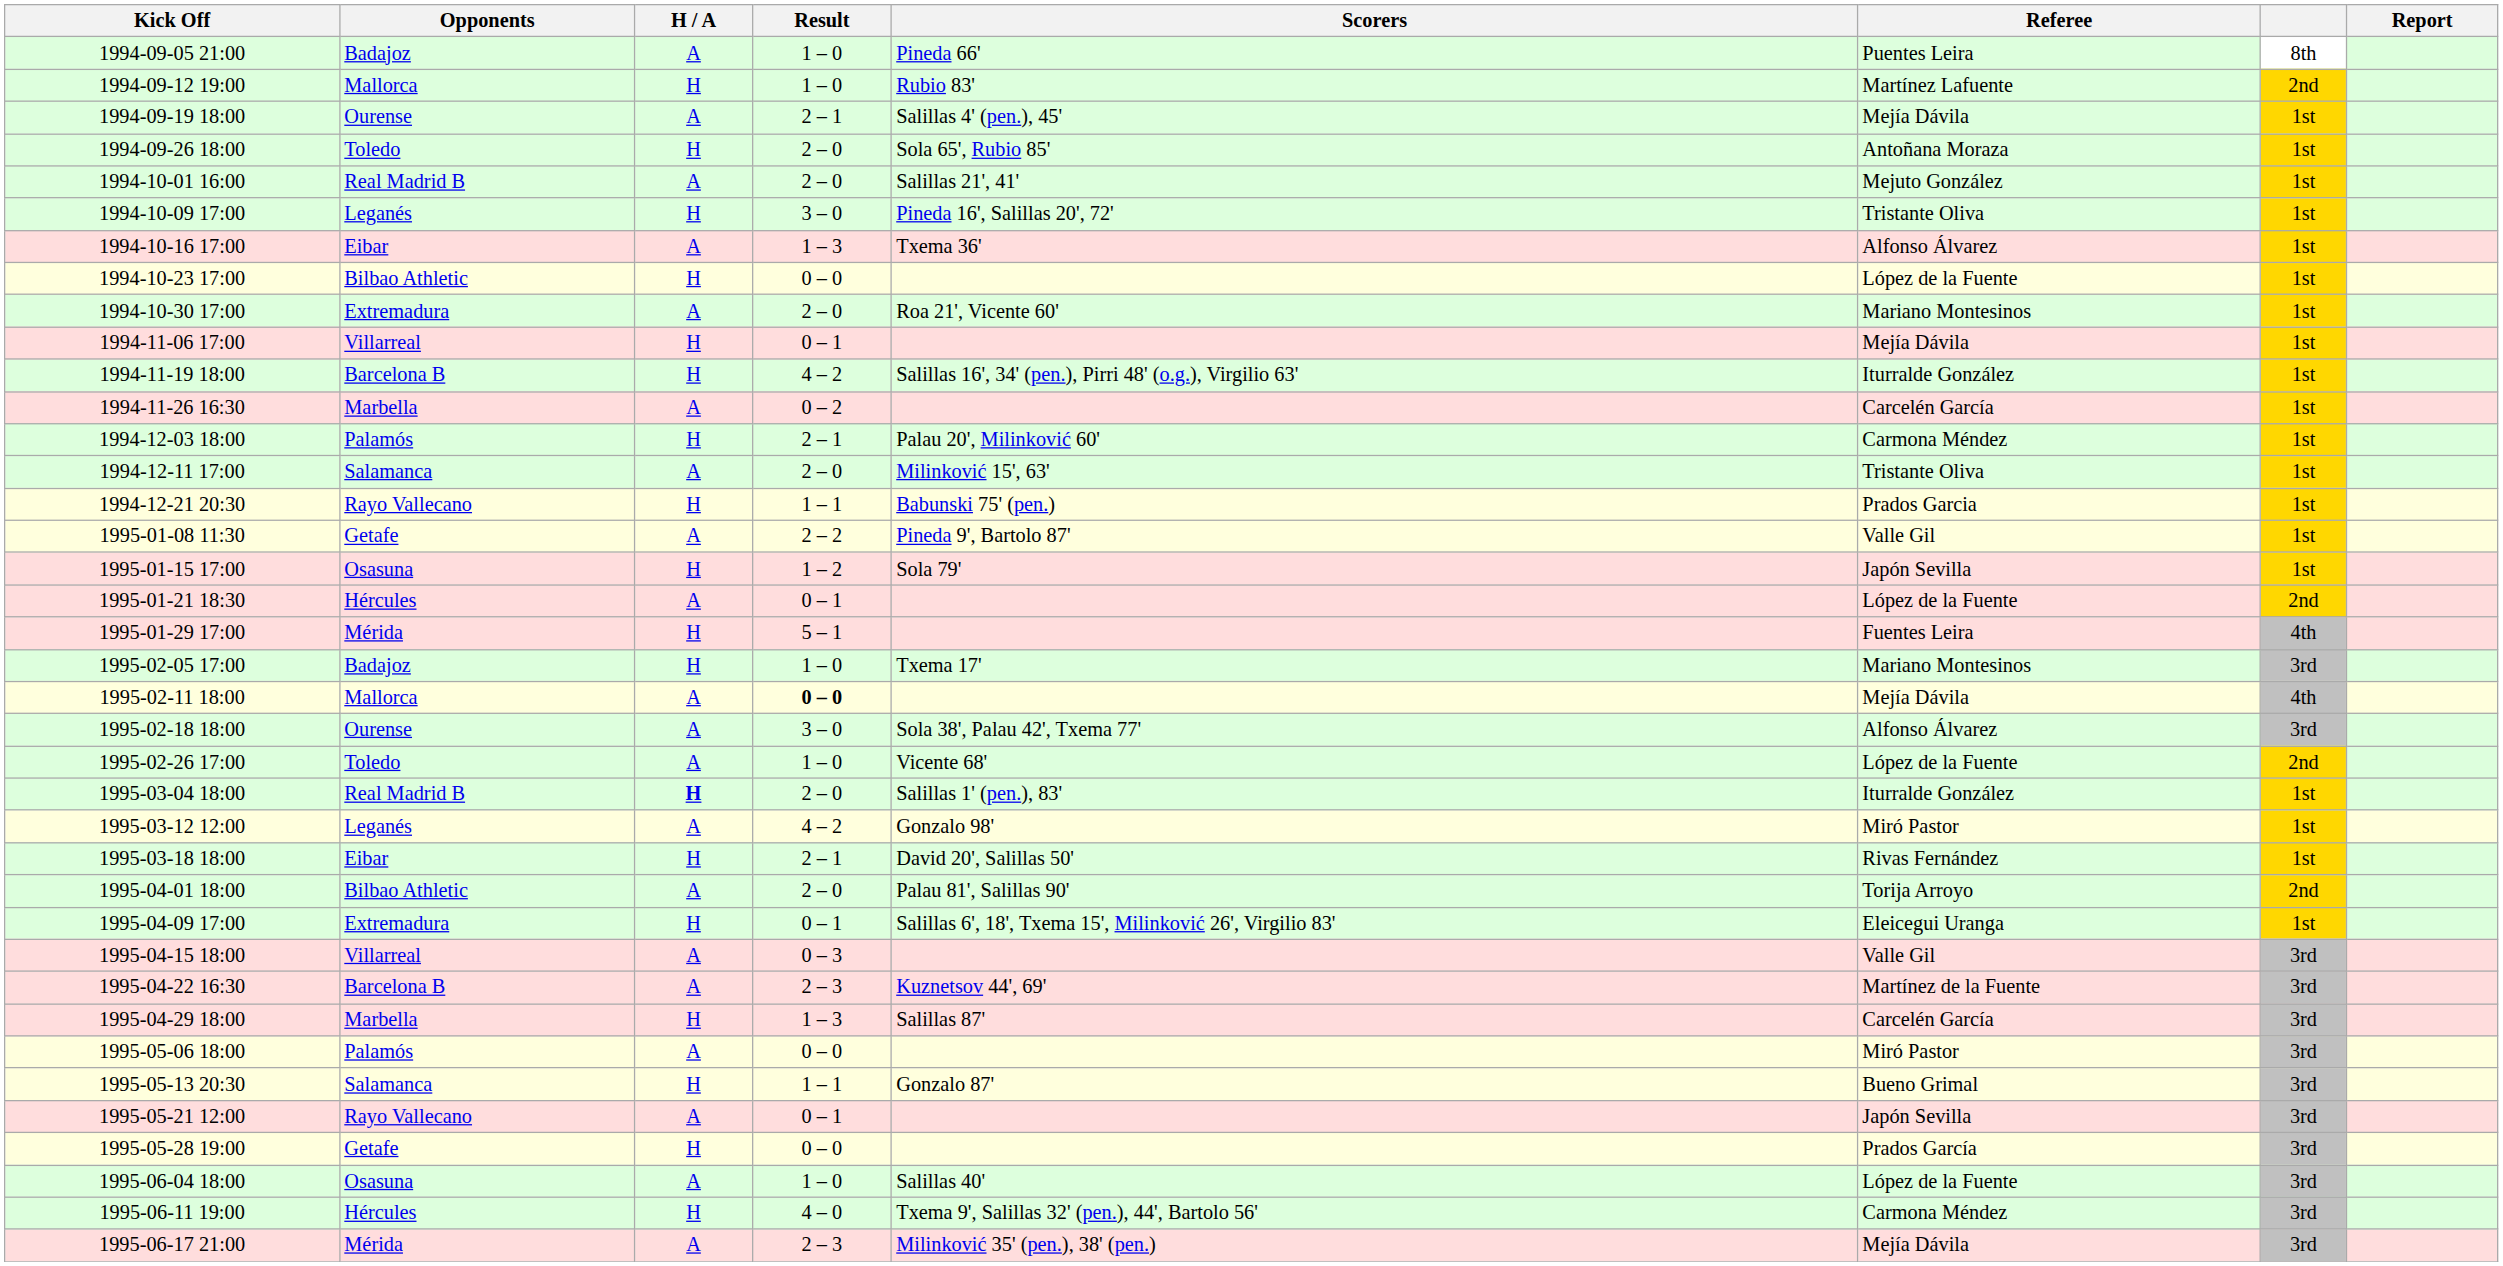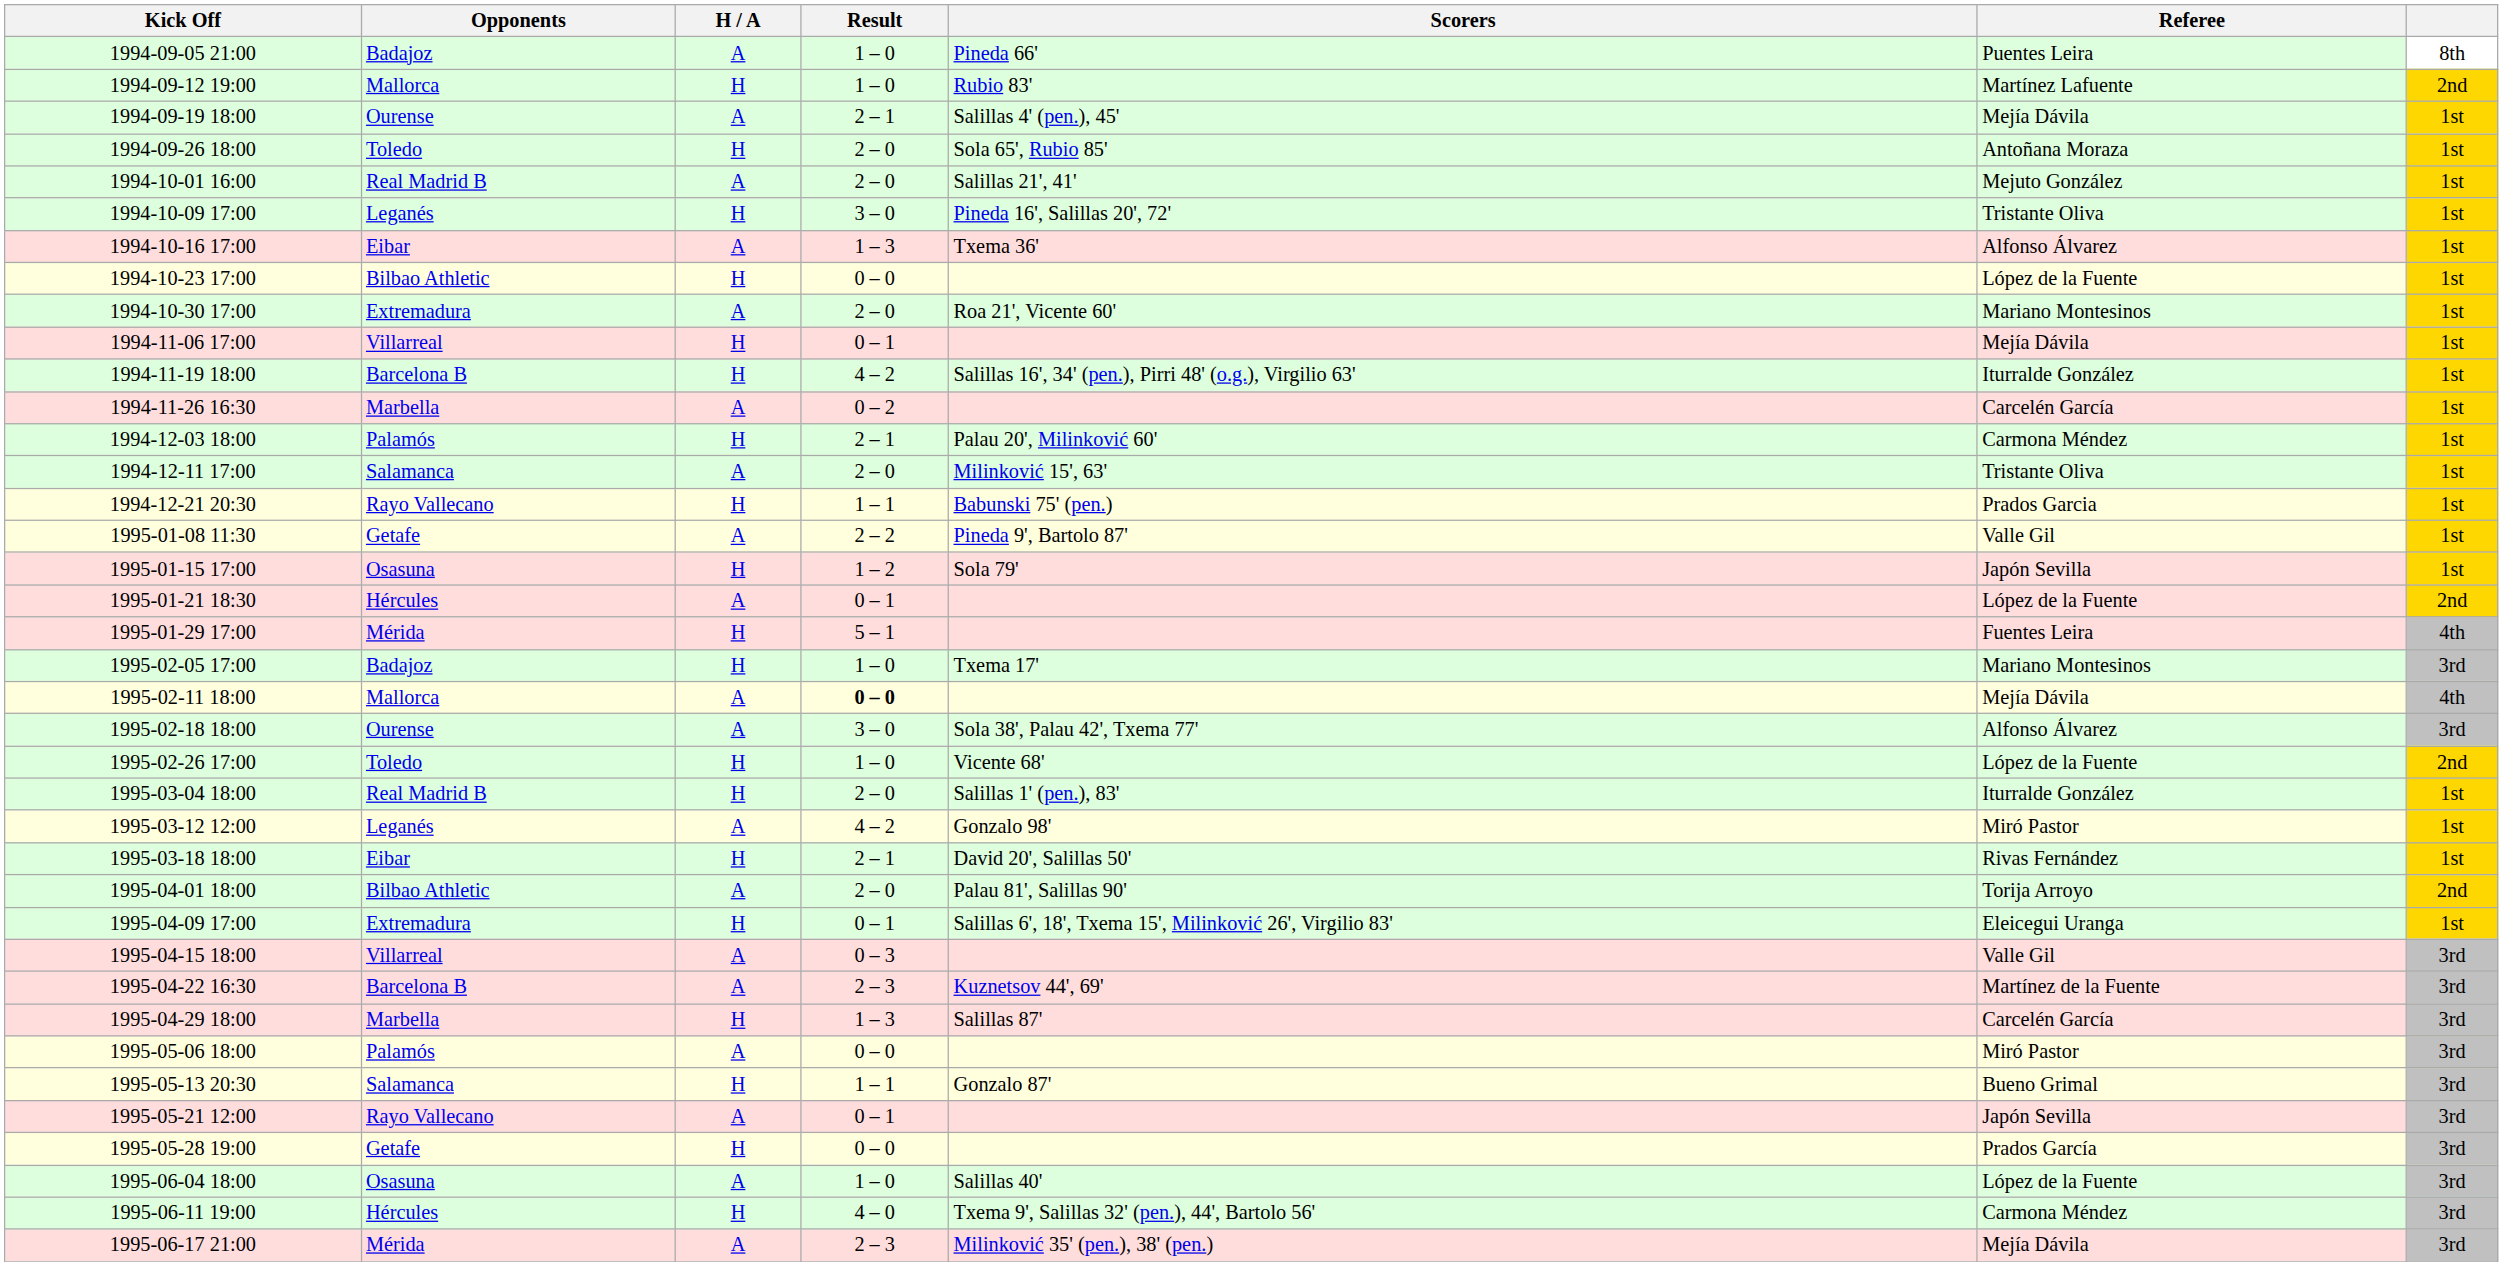- column: (2422, 20)
(694, 761) A -> (738, 761) H
(694, 794) bold -> (738, 794) normal
